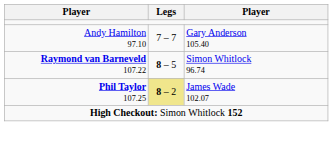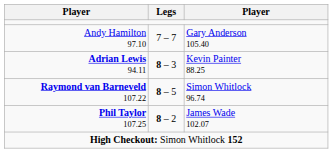+ row: (117, 65)
(166, 92) khaki background -> (166, 118) no background
